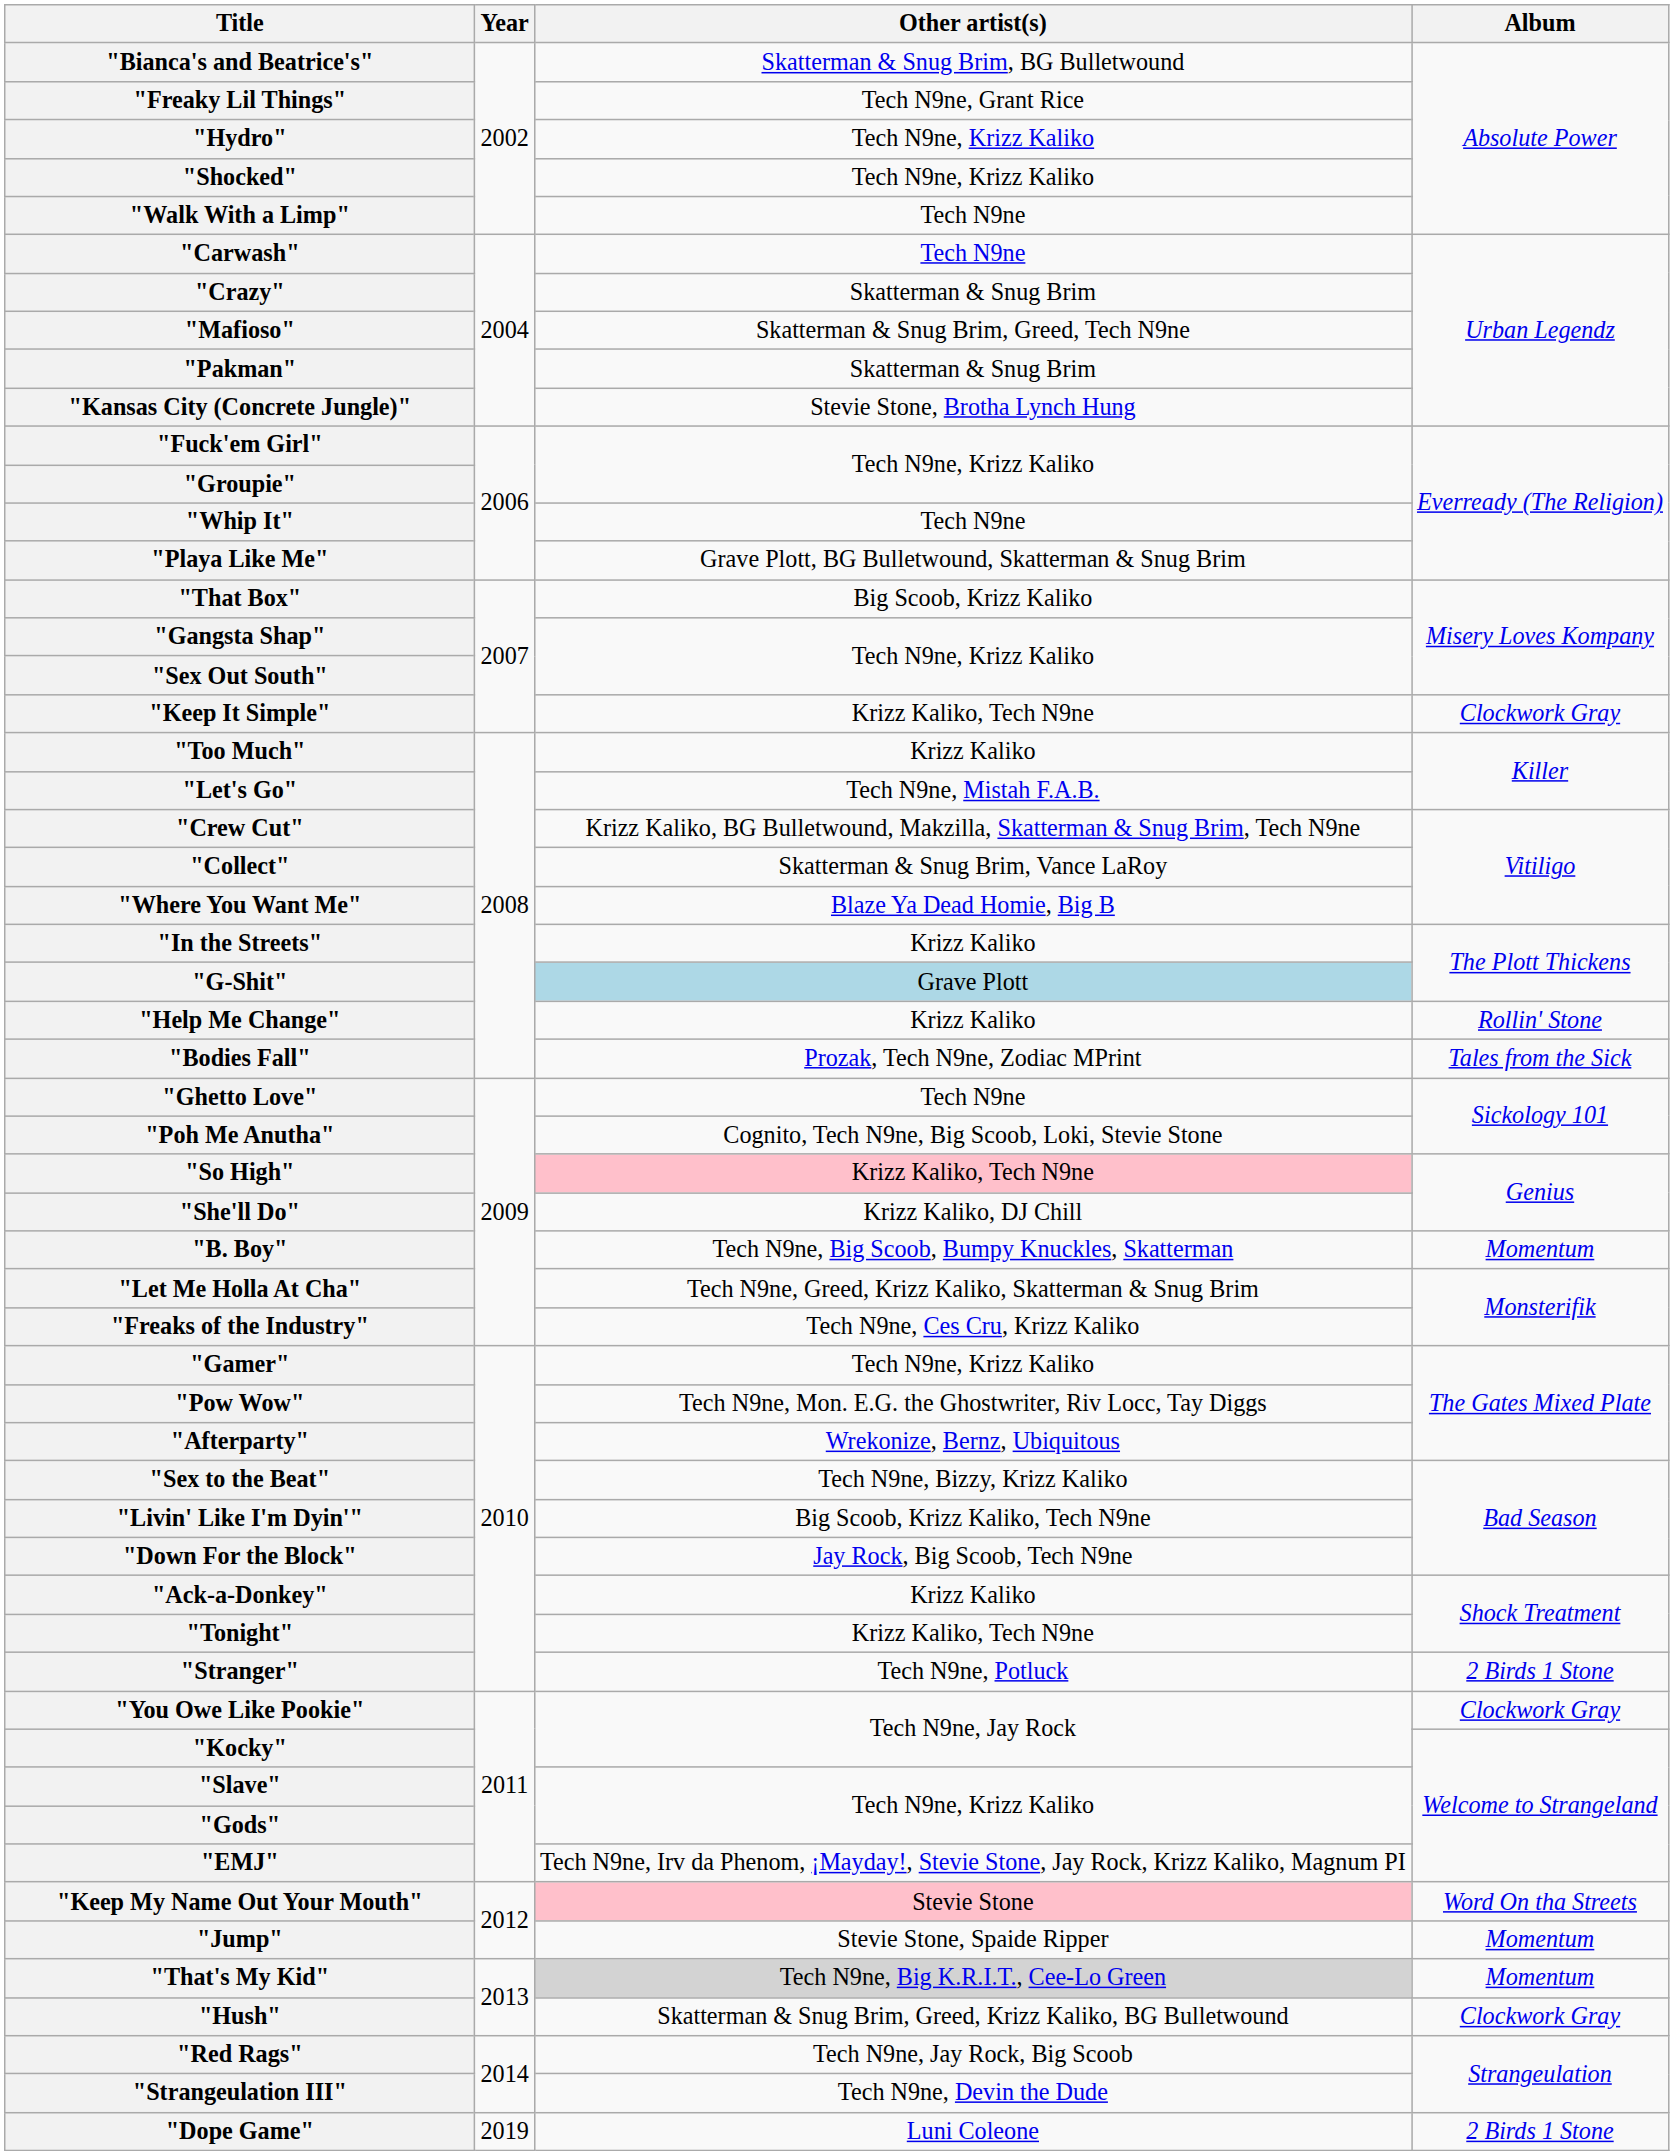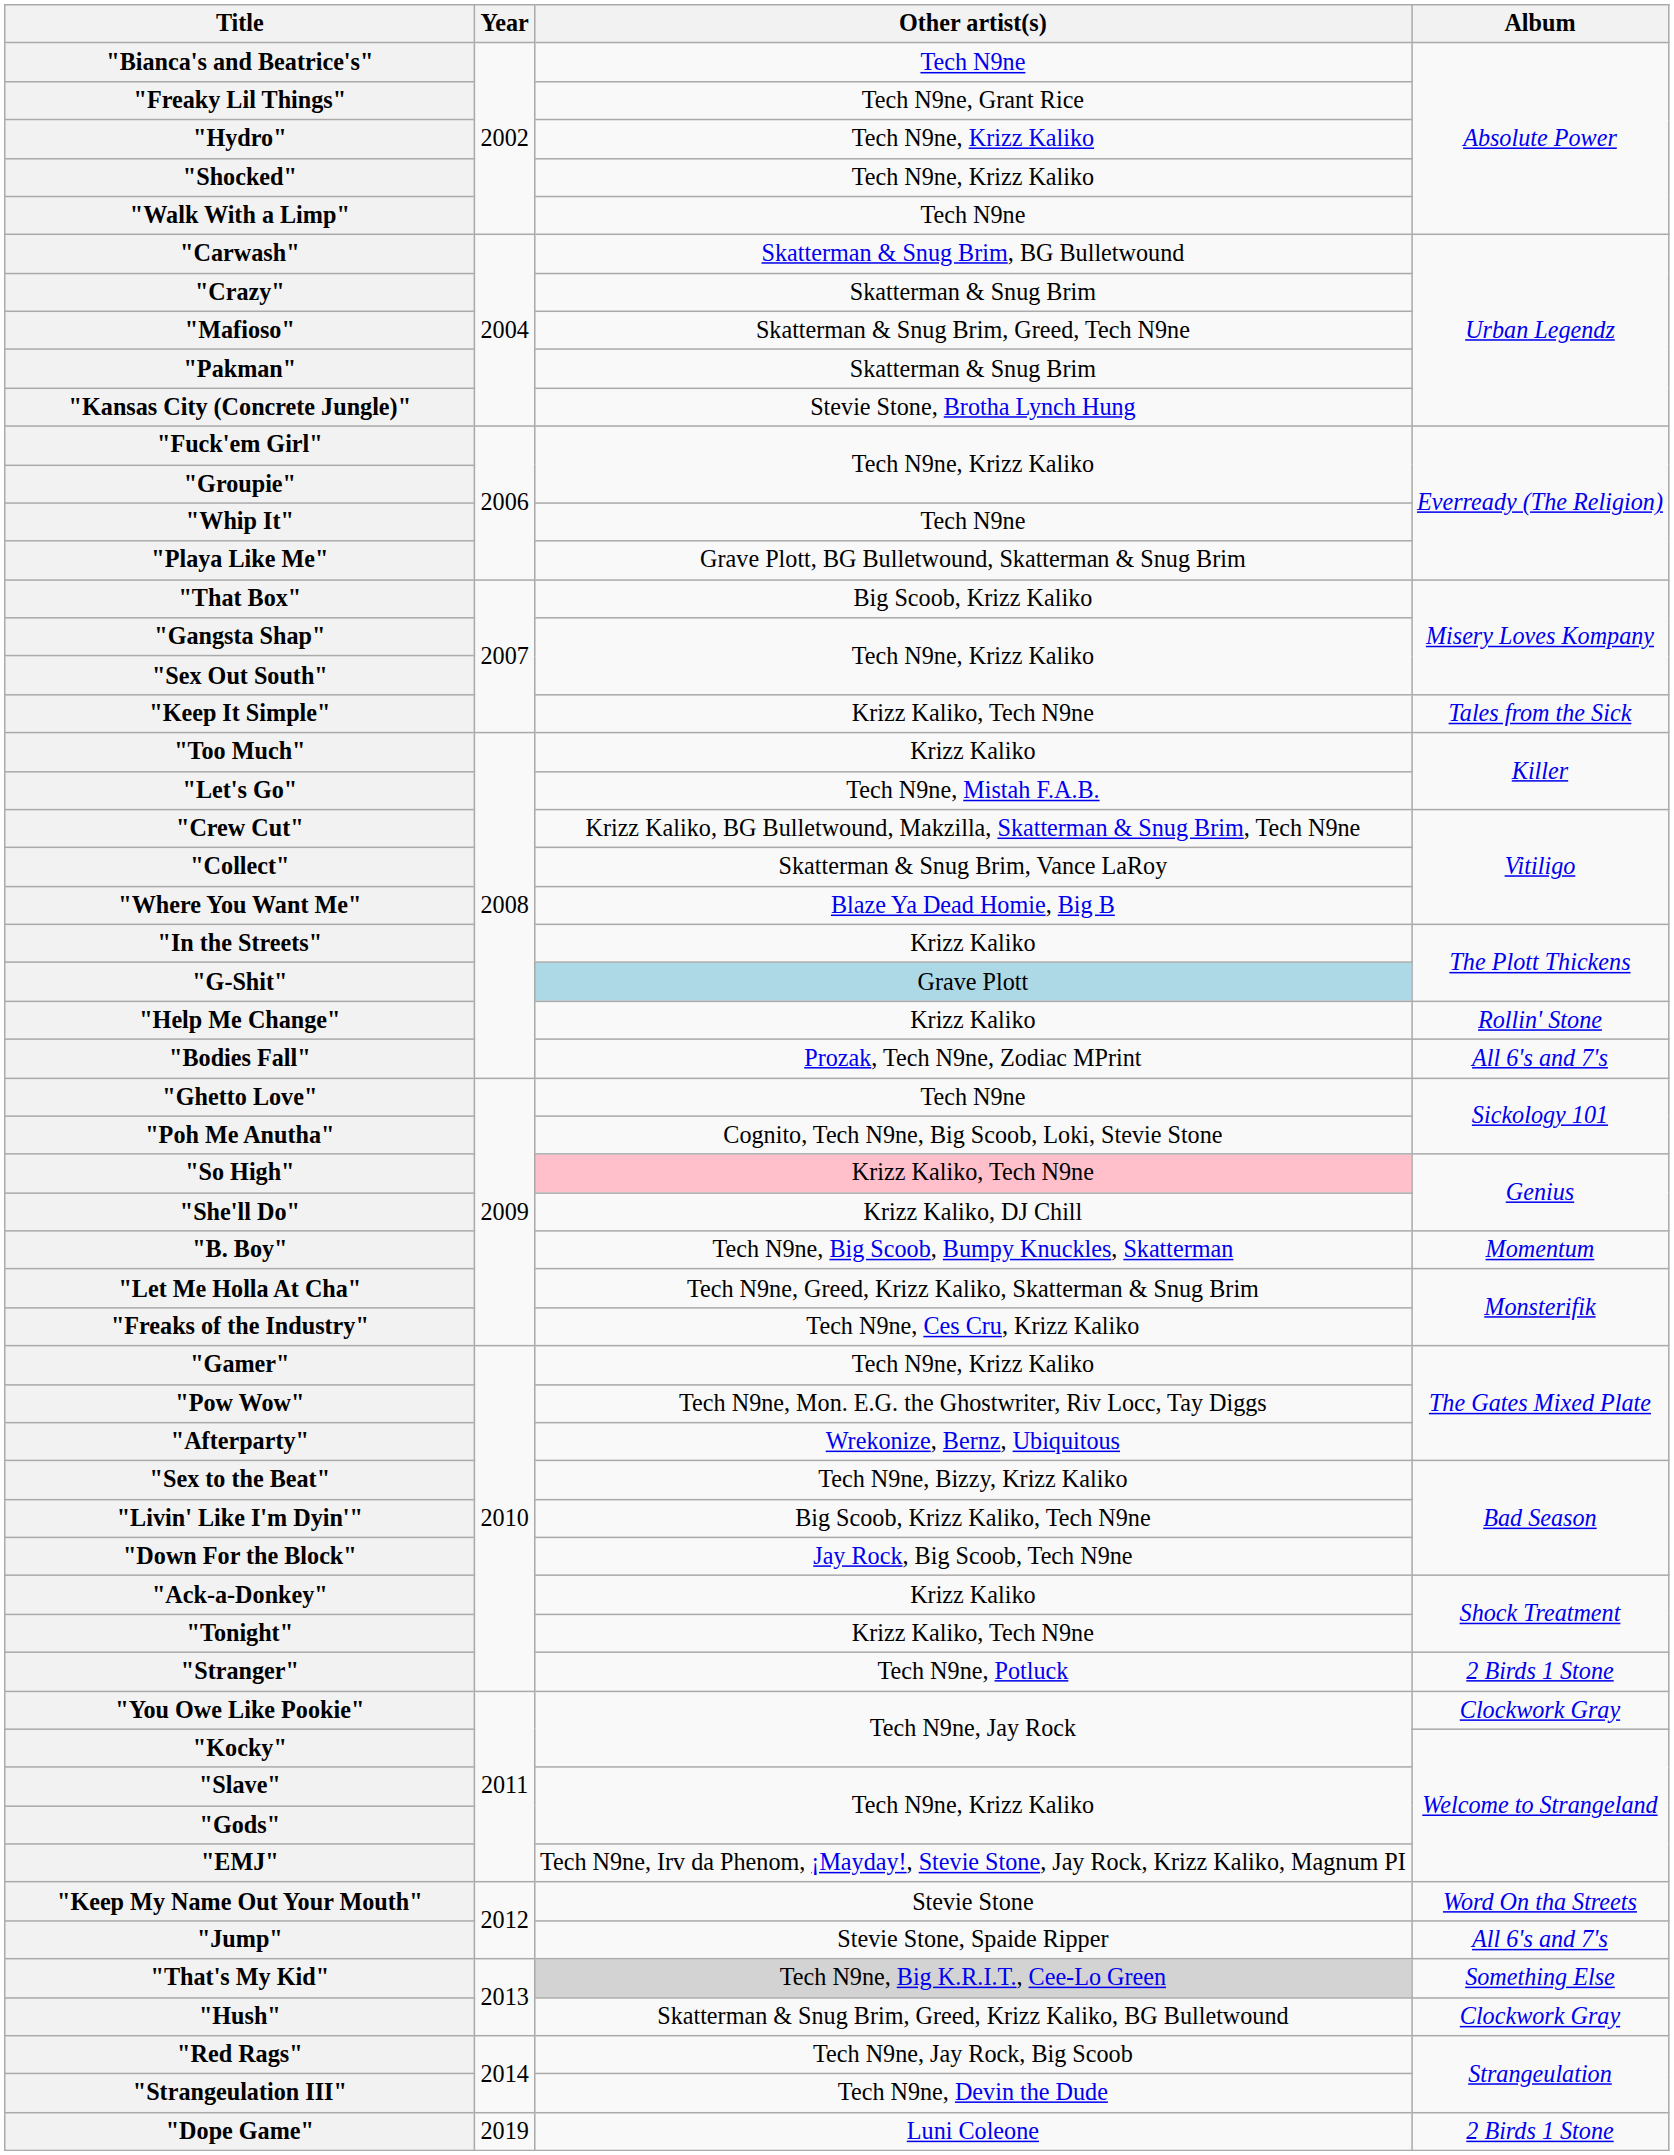(973, 61) Skatterman & Snug Brim, BG Bulletwound -> (973, 61) Tech N9ne
(973, 253) Tech N9ne -> (973, 253) Skatterman & Snug Brim, BG Bulletwound
(1540, 713) Clockwork Gray -> (1540, 713) Tales from the Sick
(1540, 1058) Tales from the Sick -> (1540, 1058) All 6's and 7's
(973, 1901) pink background -> (973, 1901) no background
(1540, 1939) Momentum -> (1540, 1939) All 6's and 7's
(1540, 1977) Momentum -> (1540, 1977) Something Else
